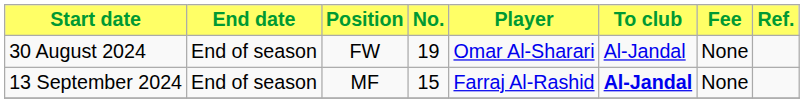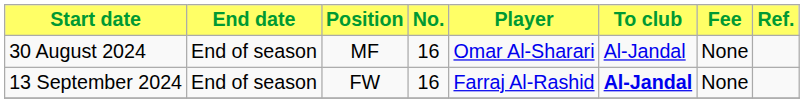(365, 51) FW -> (365, 51) MF
(429, 51) 19 -> (429, 51) 16
(365, 82) MF -> (365, 82) FW
(429, 82) 15 -> (429, 82) 16
